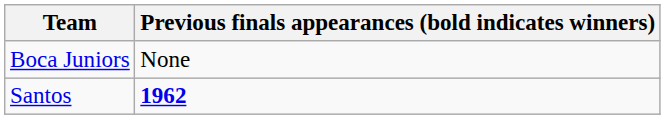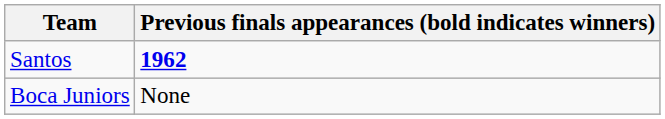rows swapped: (41, 95) <-> (70, 59)
